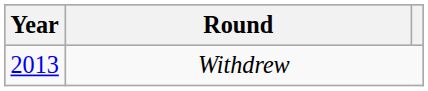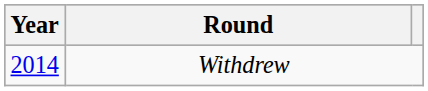(35, 64) 2013 -> (35, 64) 2014
